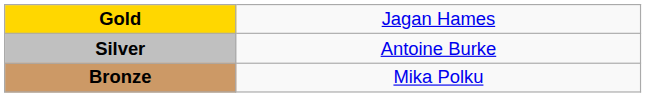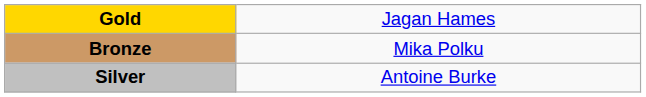rows swapped: (120, 48) <-> (120, 77)
